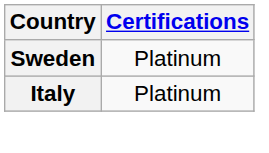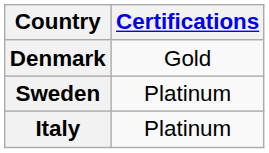+ row: (58, 57)
